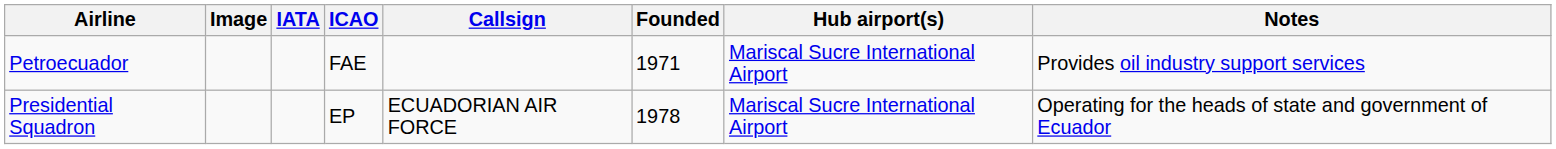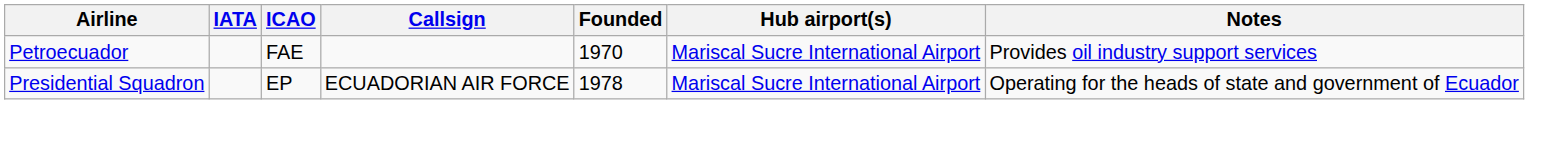- column: (239, 20)
(658, 62) 1971 -> (601, 51) 1970
